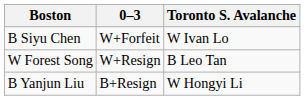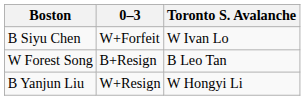(130, 60) W+Resign -> (128, 60) B+Resign
(128, 83) B+Resign -> (130, 83) W+Resign
